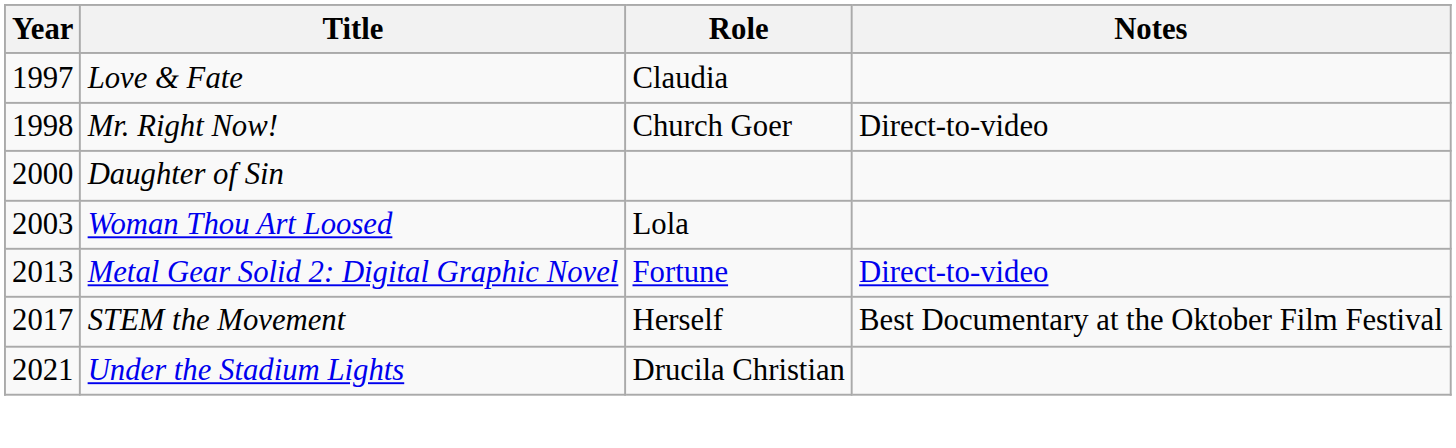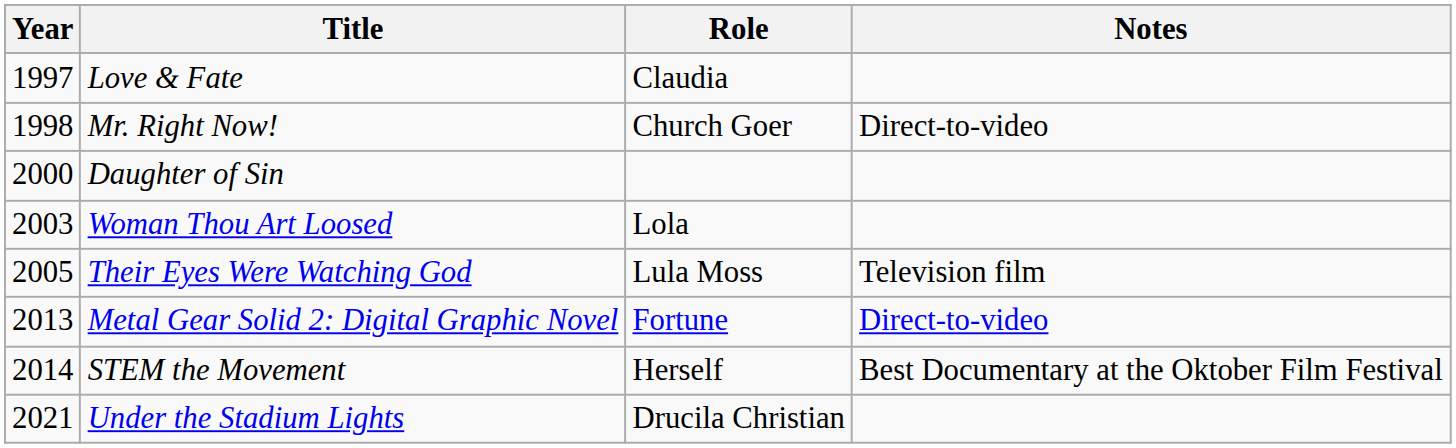+ row: (280, 272)
(43, 321) 2017 -> (43, 369) 2014
